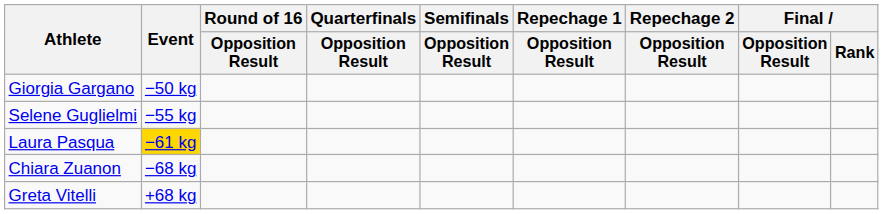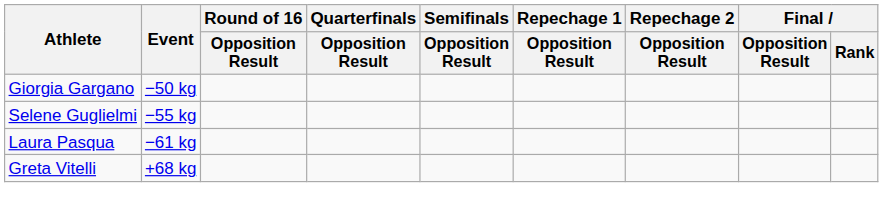(171, 142) gold background -> (171, 142) no background
- row: (65, 169)
